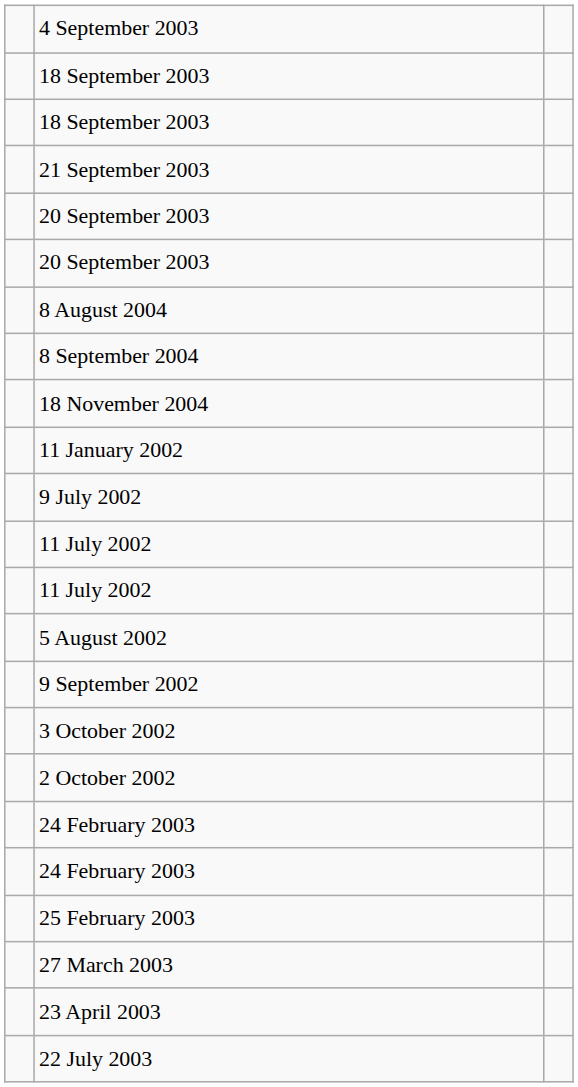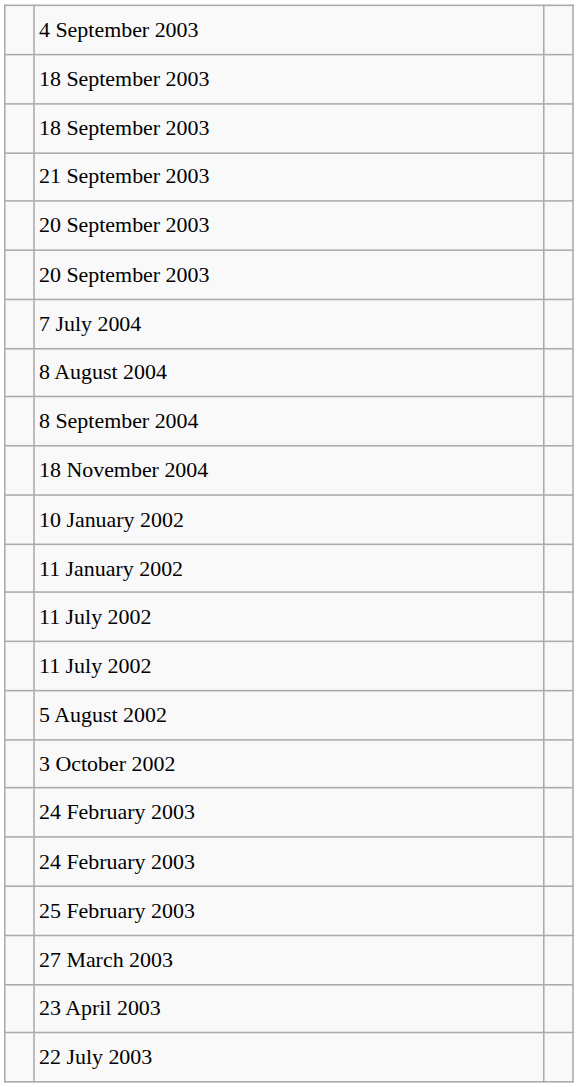+ row: (19, 324)
+ row: (19, 519)
- row: (19, 497)
- row: (19, 684)
- row: (19, 778)
